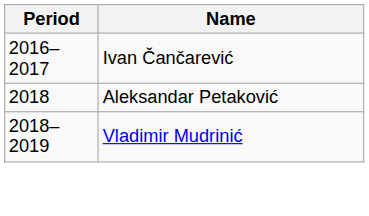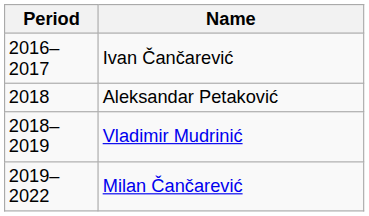+ row: (173, 185)
